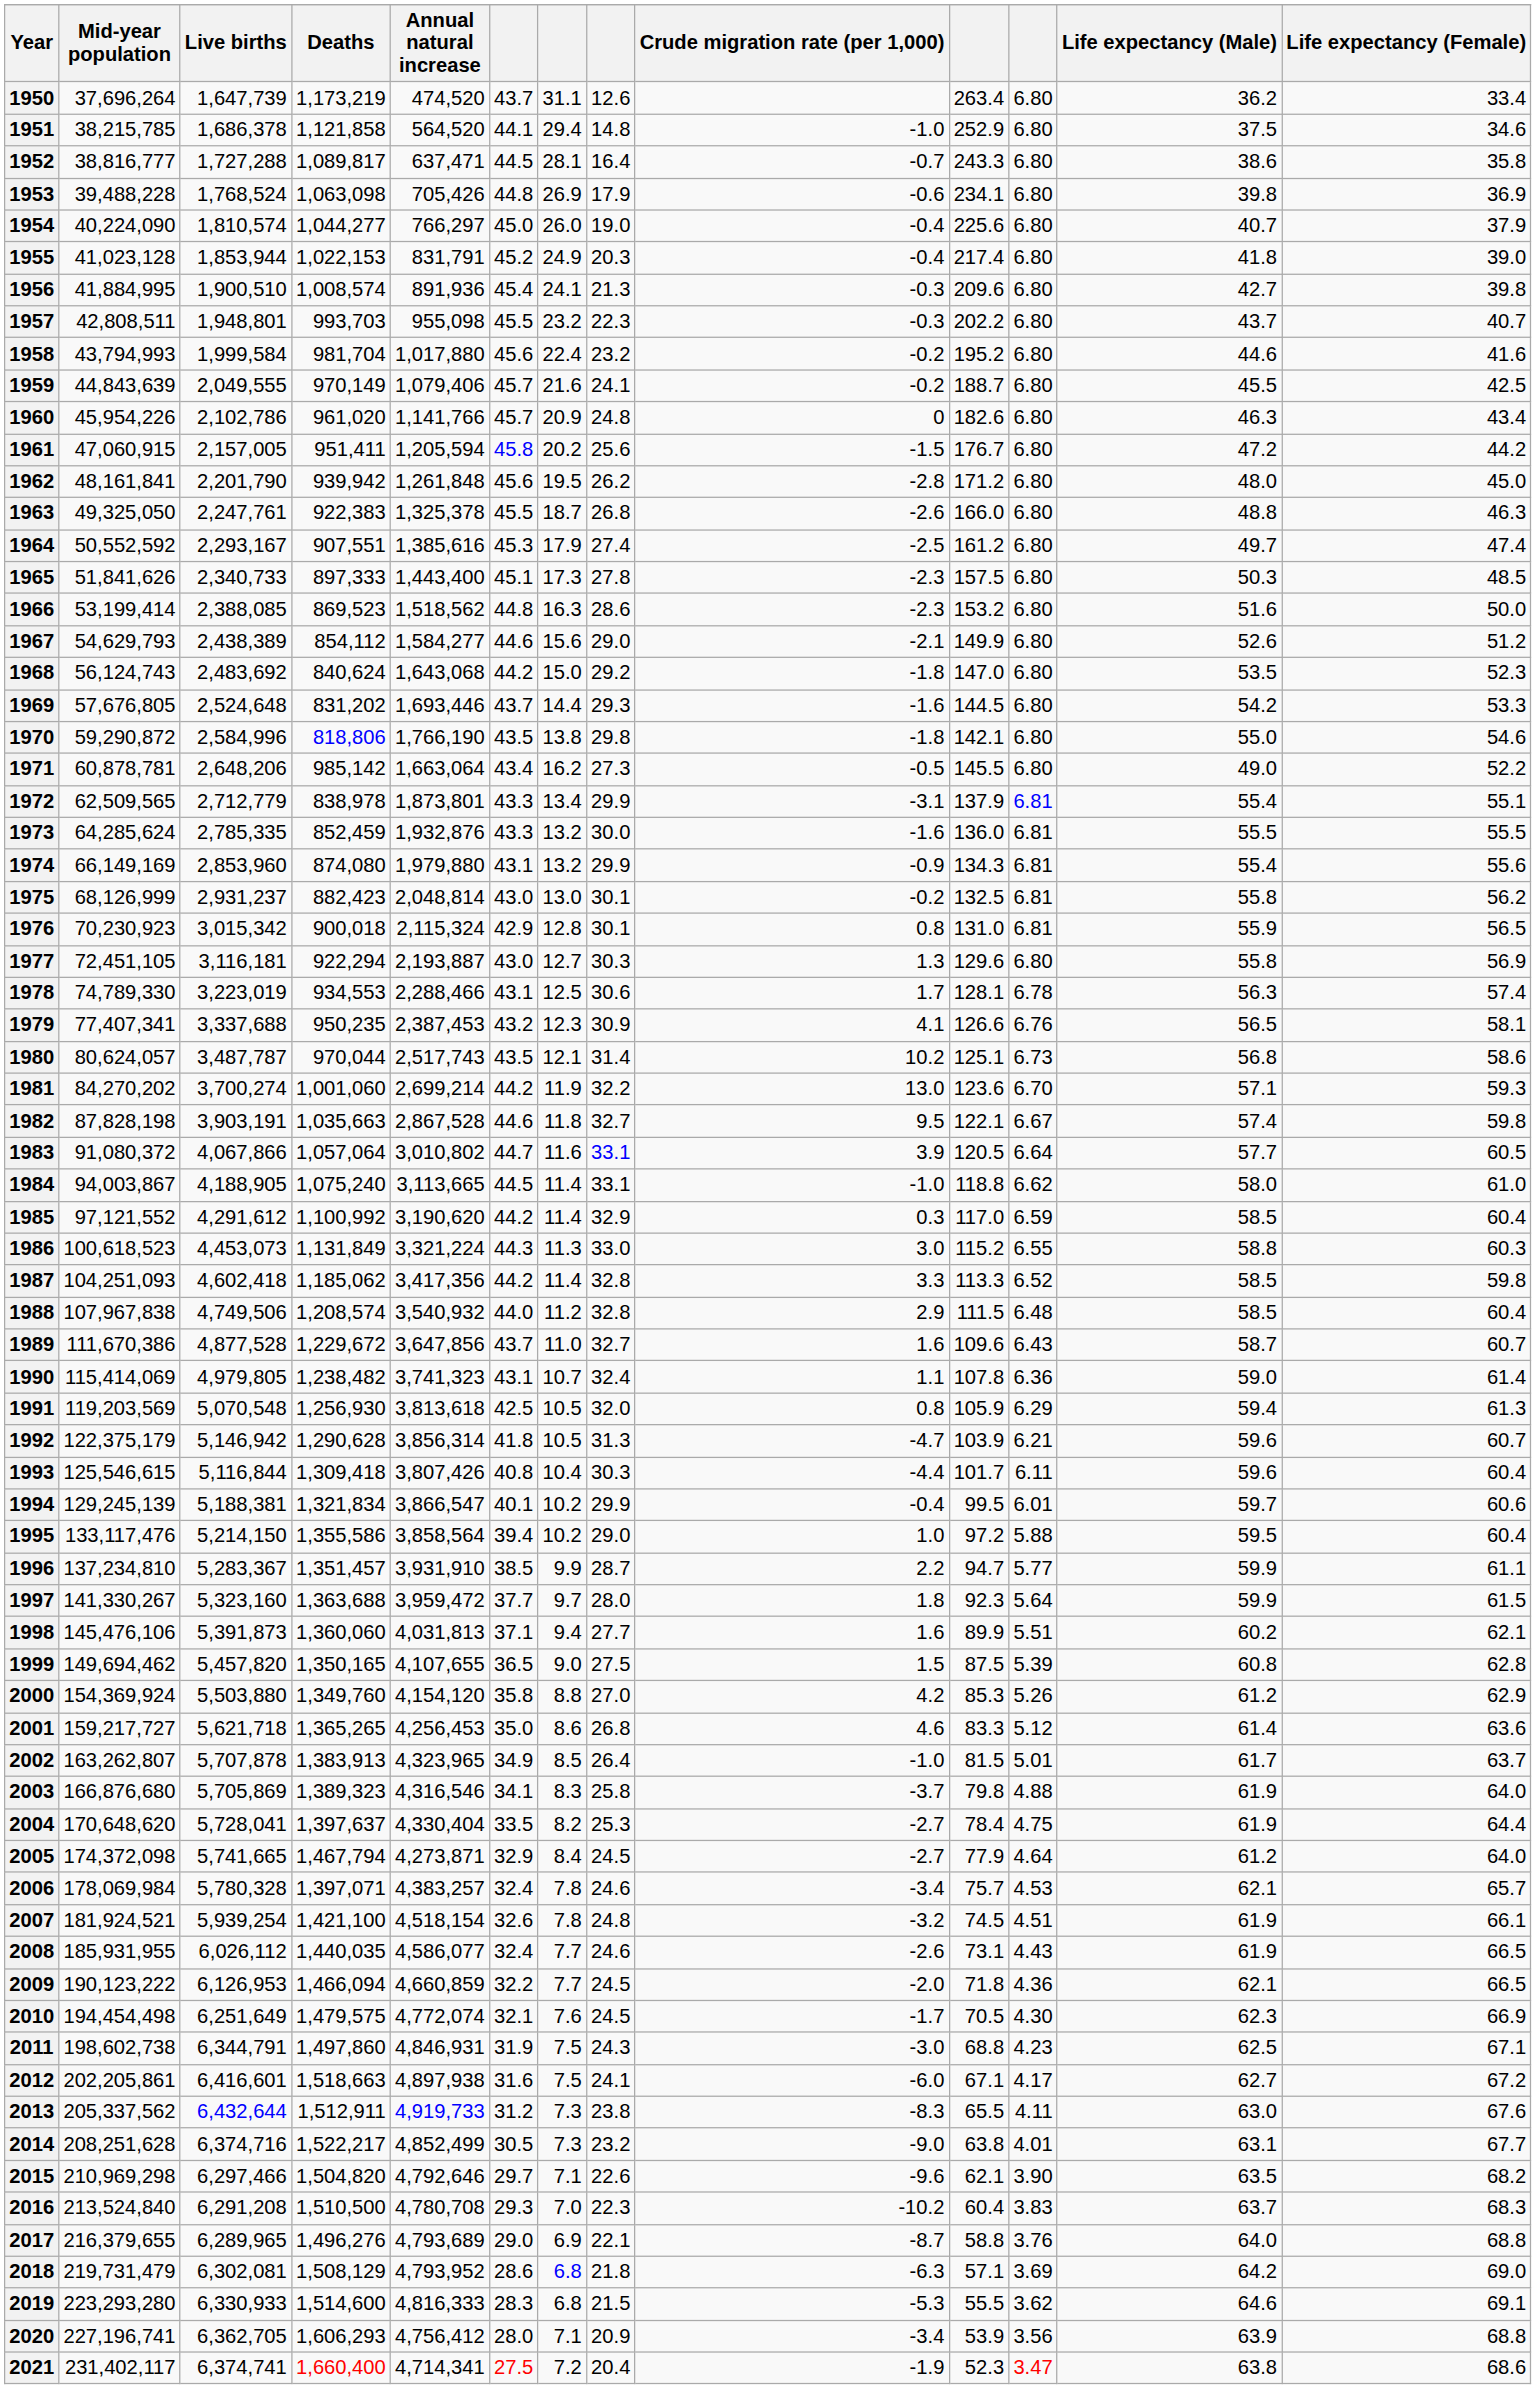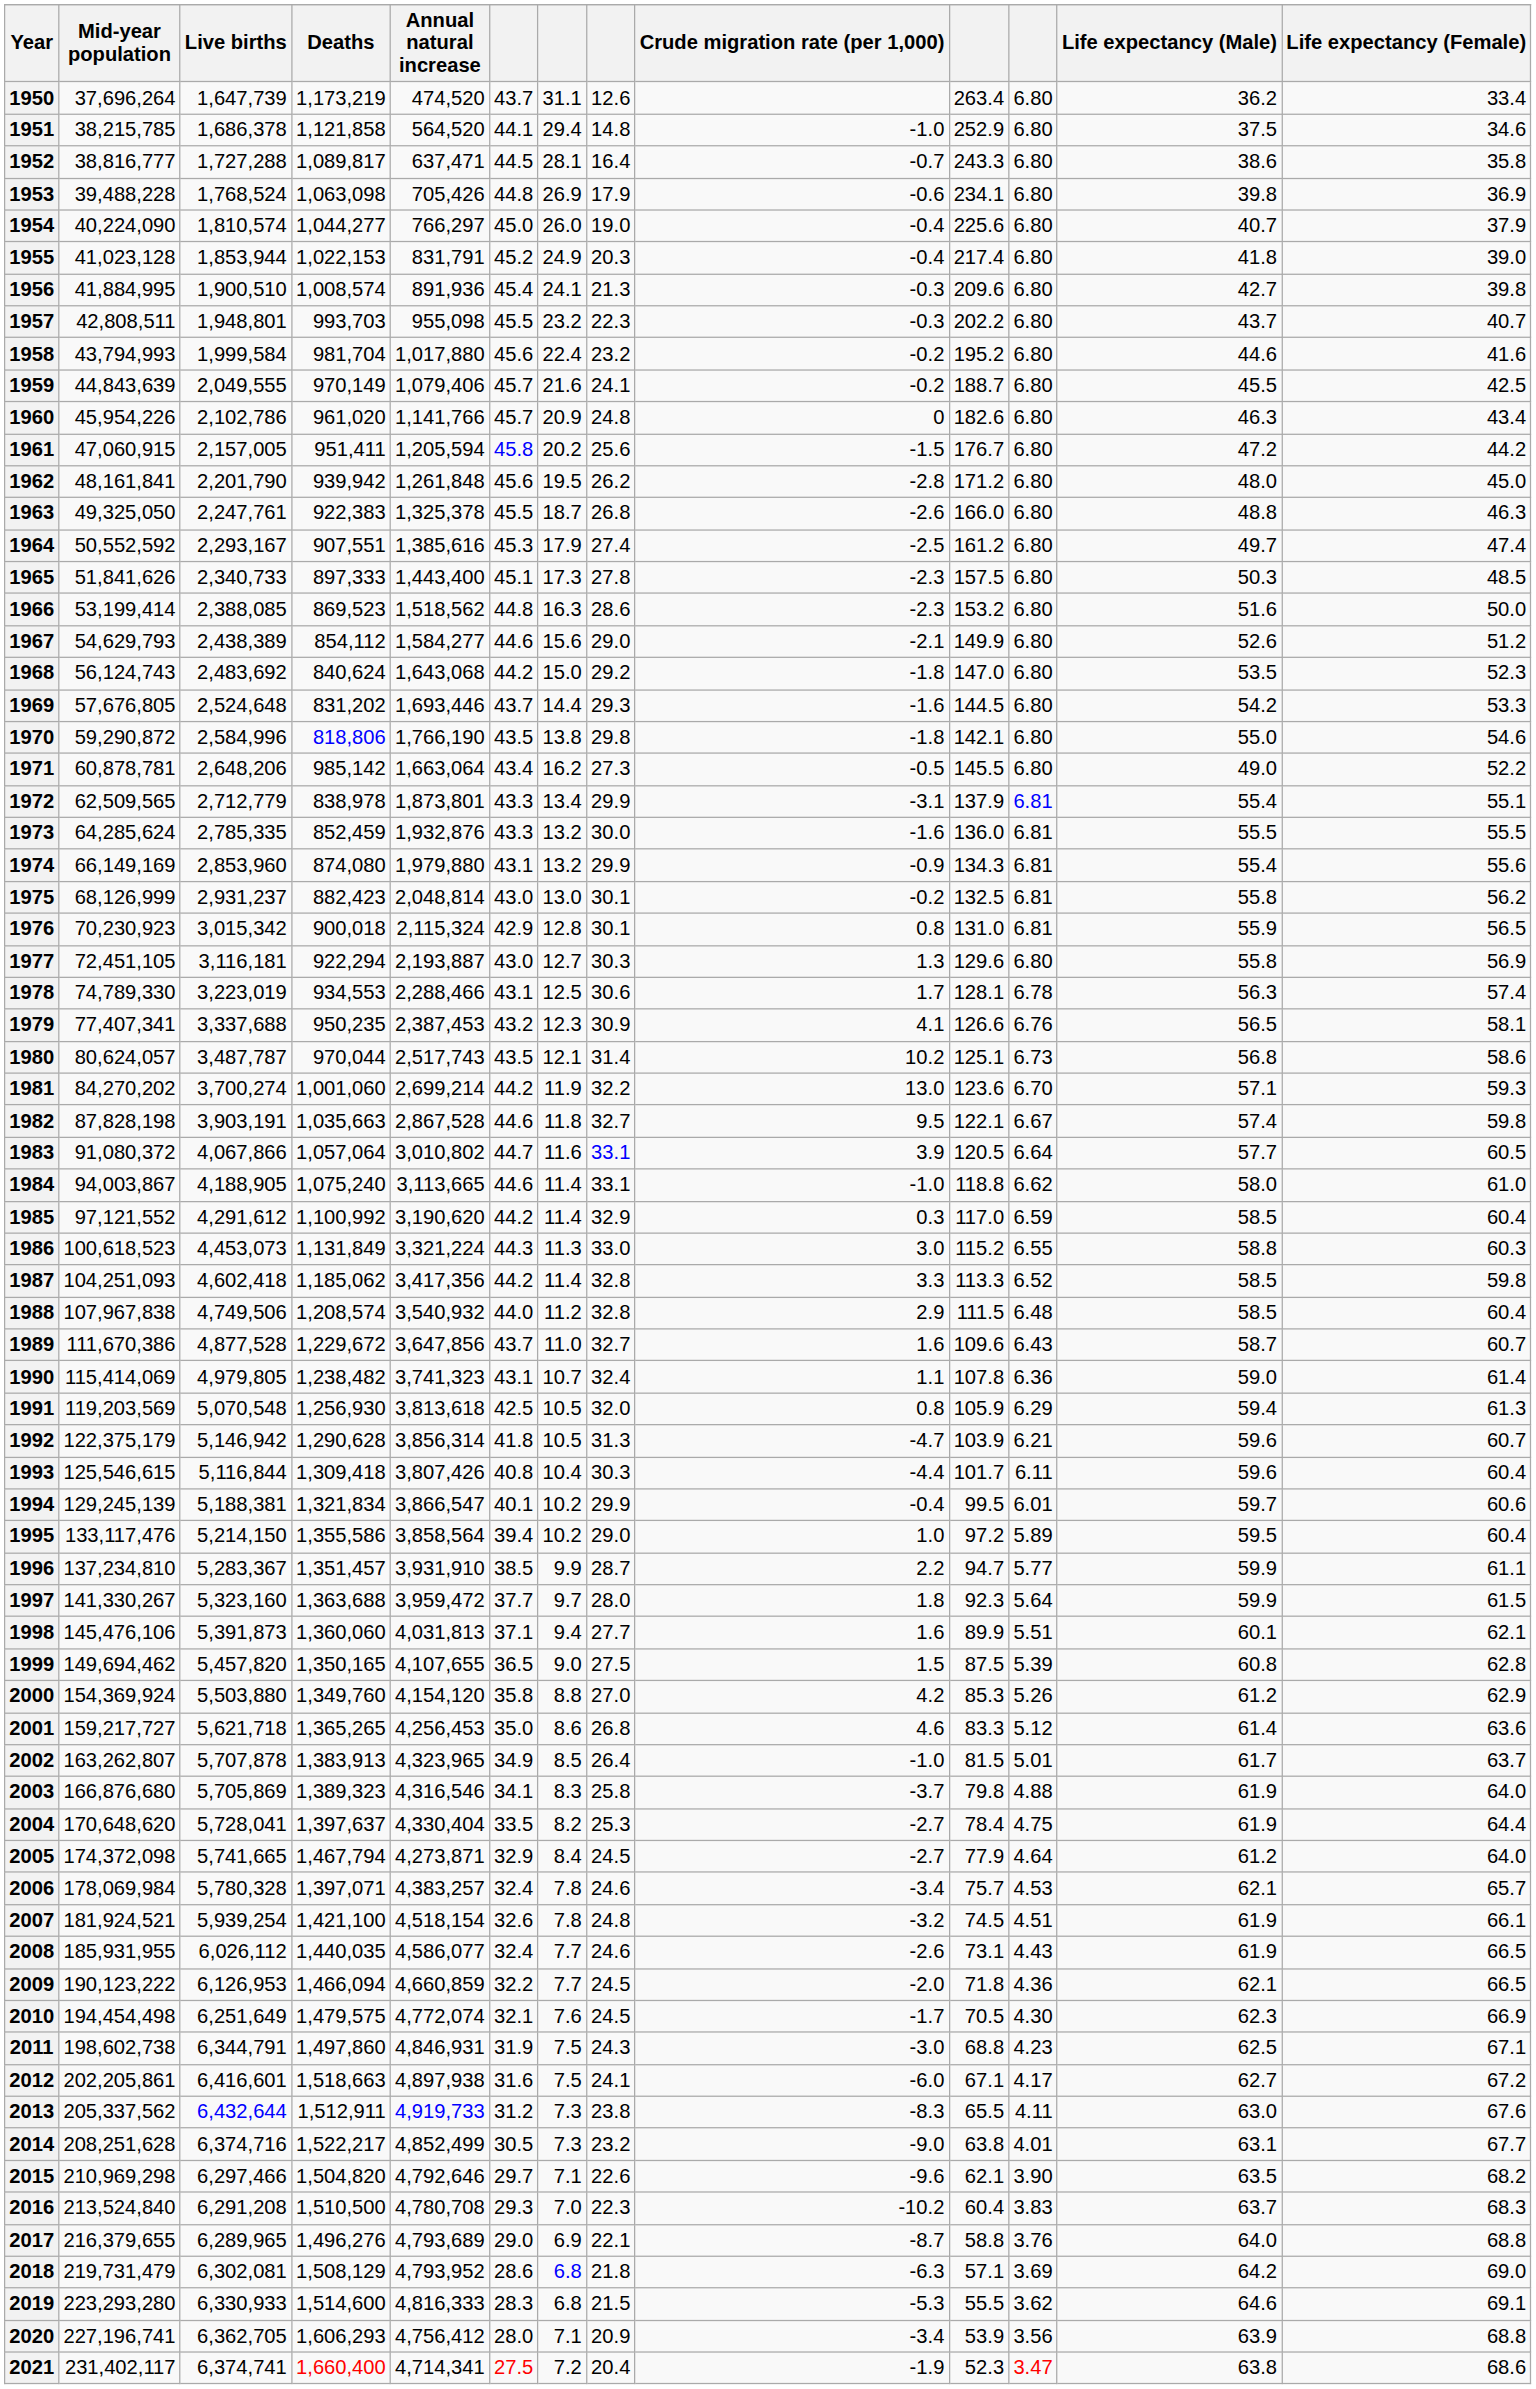(514, 1184) 44.5 -> (514, 1184) 44.6
(1033, 1536) 5.88 -> (1033, 1536) 5.89
(1257, 1632) 60.2 -> (1257, 1632) 60.1
